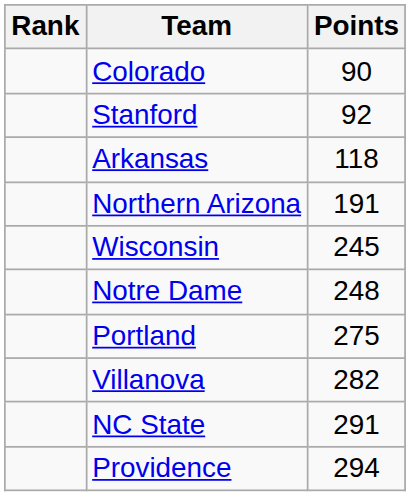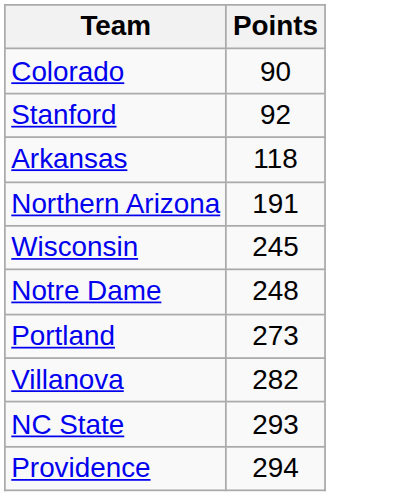- column: (45, 26)
(356, 335) 275 -> (276, 335) 273
(356, 423) 291 -> (276, 423) 293
